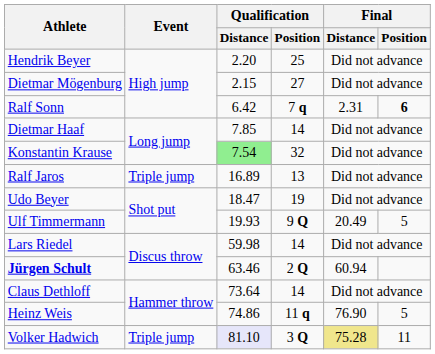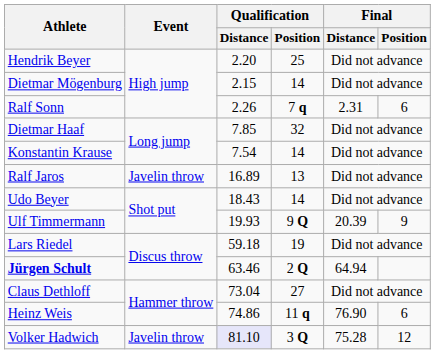(297, 84) 27 -> (297, 84) 14
(244, 107) 6.42 -> (244, 107) 2.26
(404, 107) bold -> (404, 107) normal
(297, 130) 14 -> (297, 130) 32
(244, 153) lightgreen background -> (244, 153) no background
(297, 153) 32 -> (297, 153) 14
(161, 176) Triple jump -> (166, 176) Javelin throw
(244, 199) 18.47 -> (244, 199) 18.43
(297, 199) 19 -> (297, 199) 14
(351, 222) 20.49 -> (351, 222) 20.39
(404, 222) 5 -> (404, 222) 9
(244, 245) 59.98 -> (244, 245) 59.18
(297, 245) 14 -> (297, 245) 19
(351, 268) 60.94 -> (351, 268) 64.94
(244, 291) 73.64 -> (244, 291) 73.04
(297, 291) 14 -> (297, 291) 27
(404, 314) 5 -> (404, 314) 6
(161, 337) Triple jump -> (166, 337) Javelin throw
(351, 337) khaki background -> (351, 337) no background
(404, 337) 11 -> (404, 337) 12
